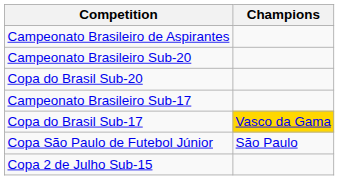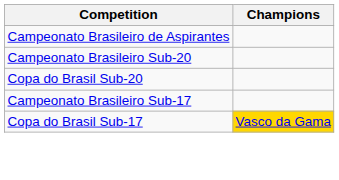- row: (110, 143)
- row: (80, 164)
